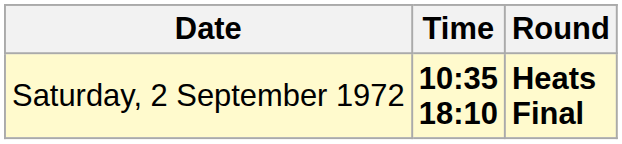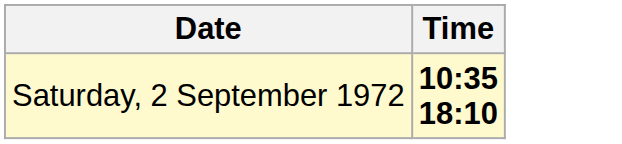- column: (561, 28)
